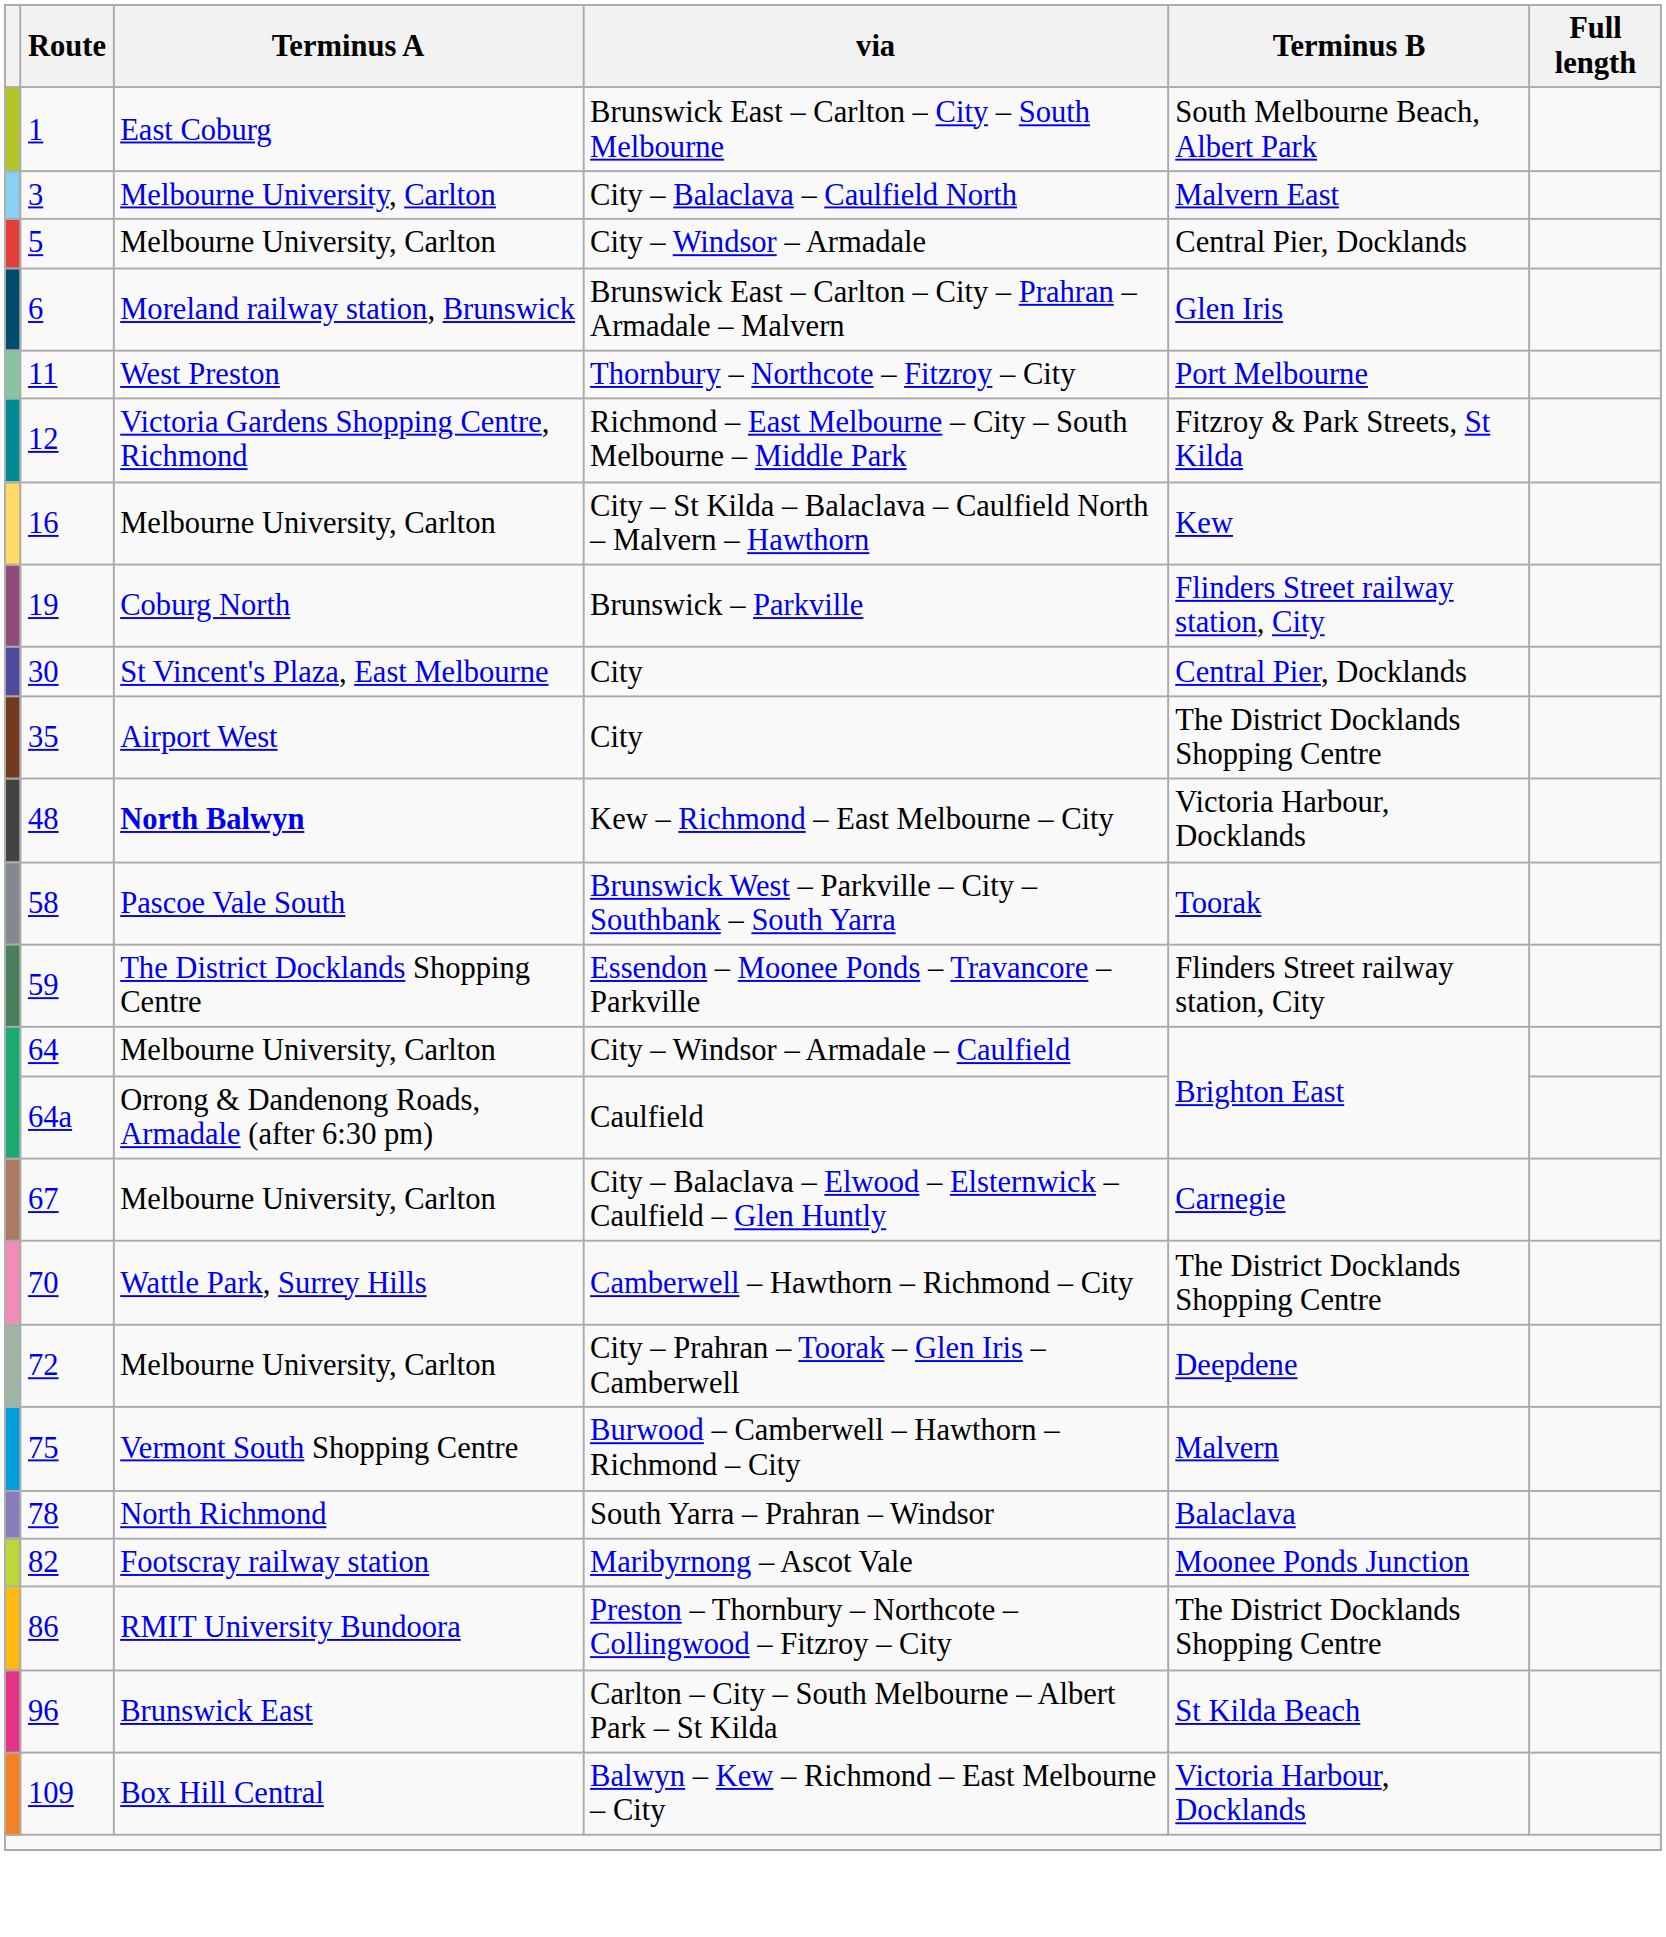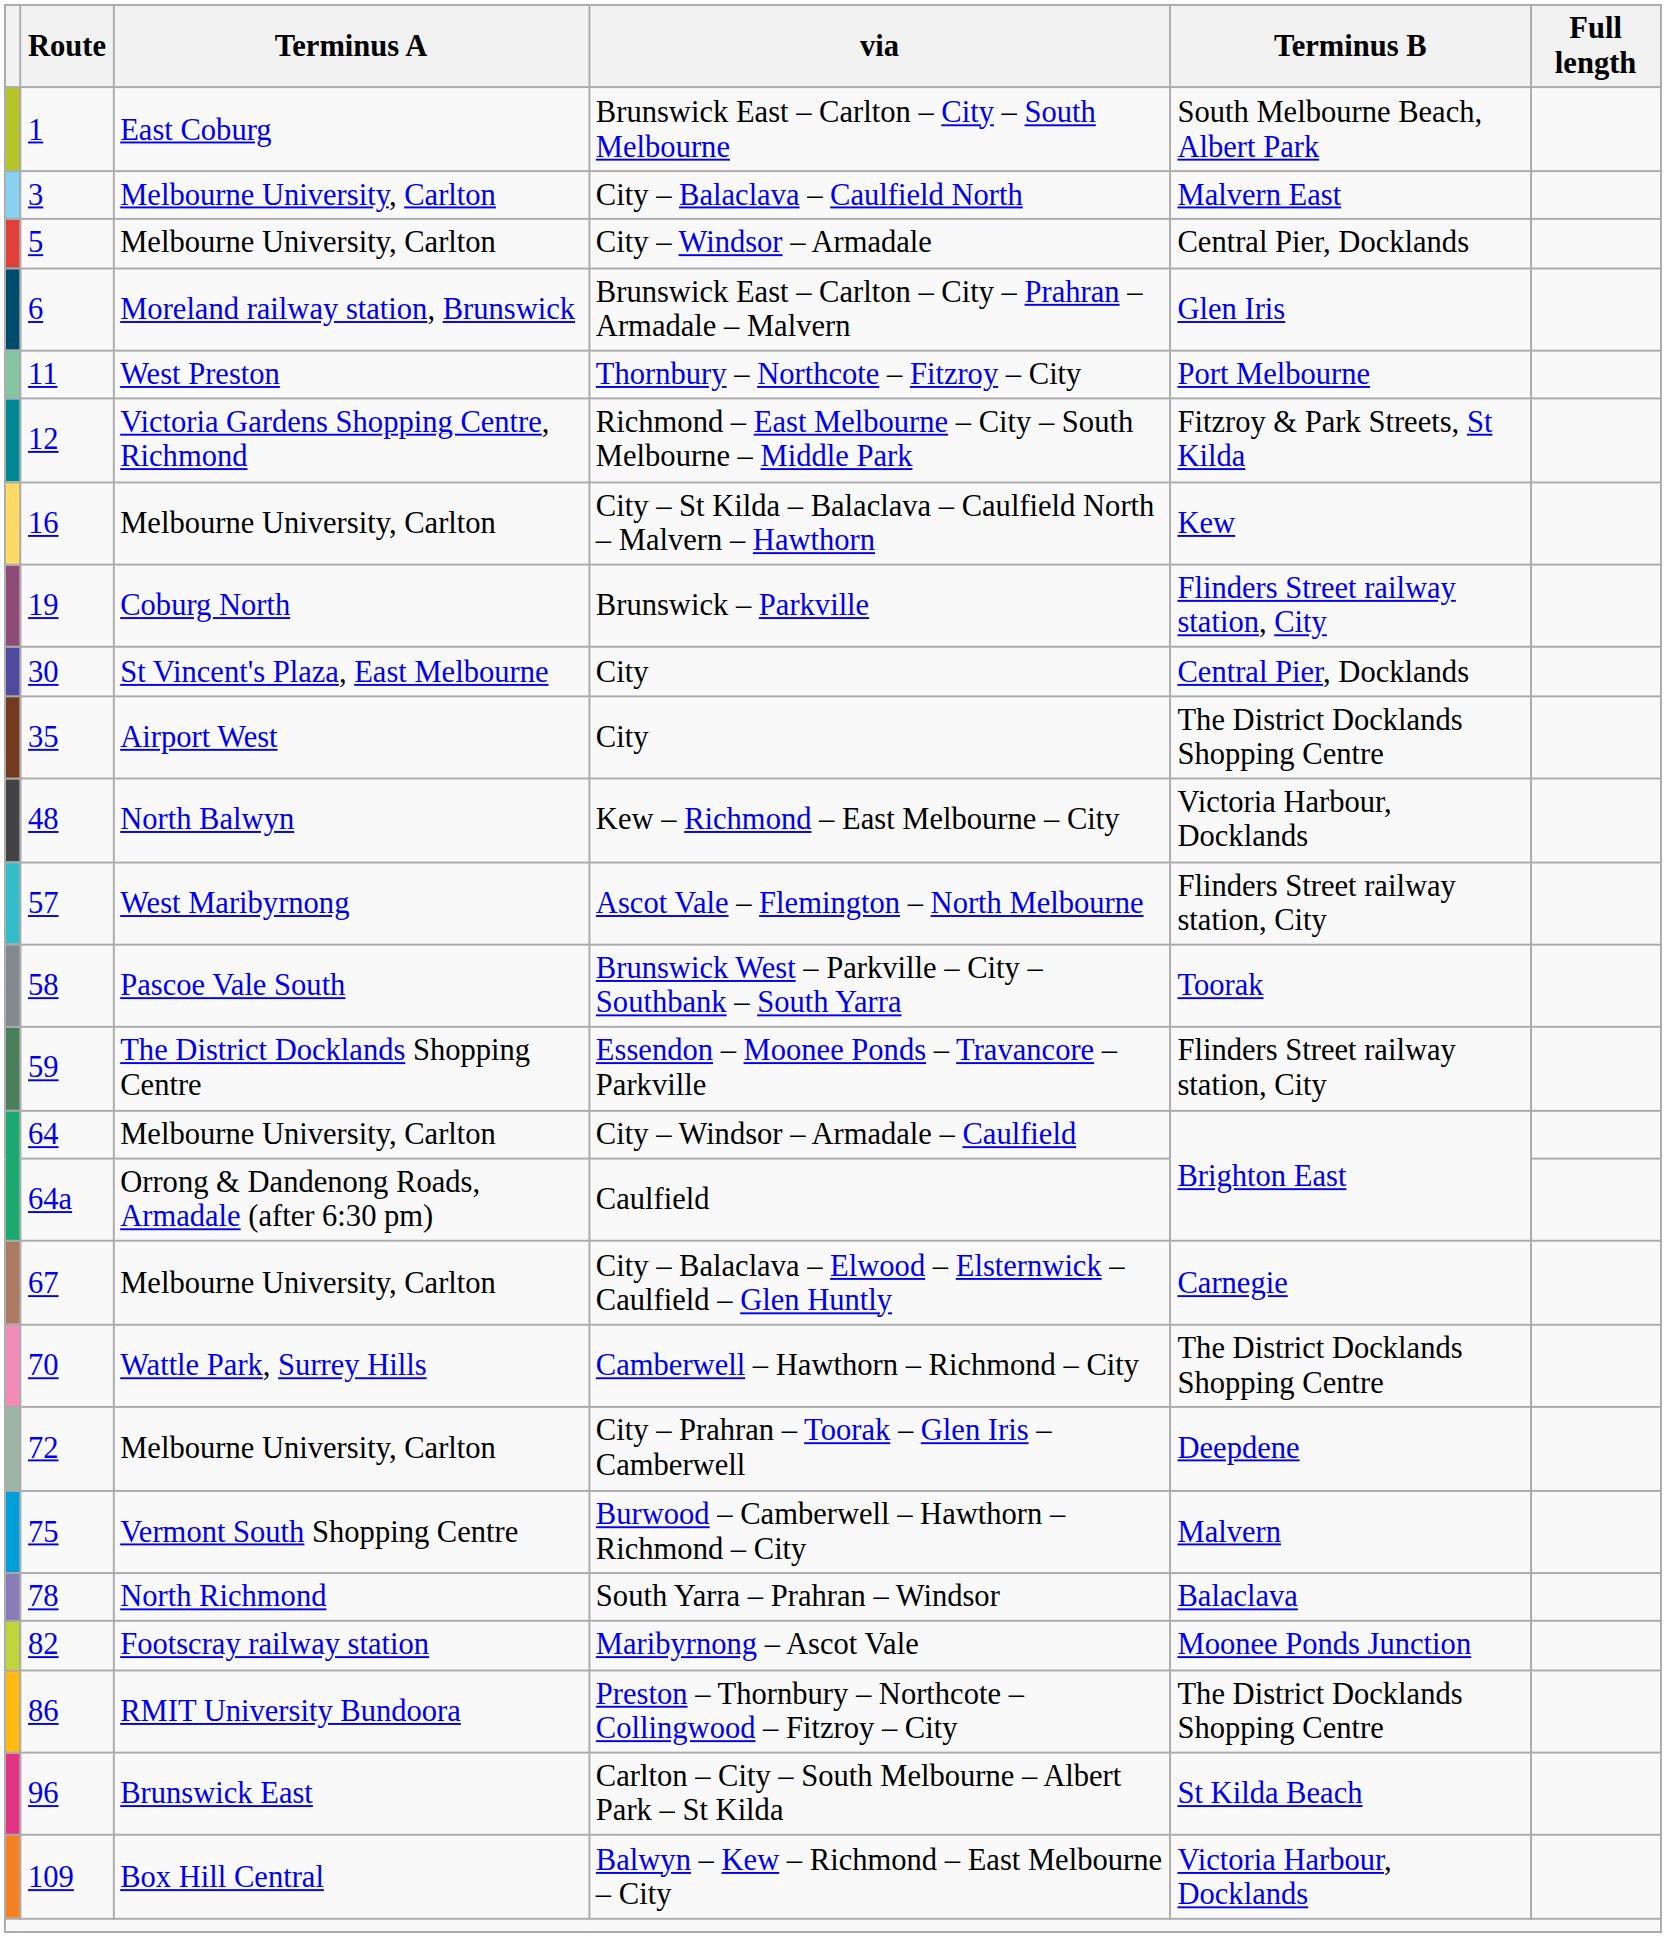(212, 819) bold -> (207, 819) normal
+ row: (43, 902)
